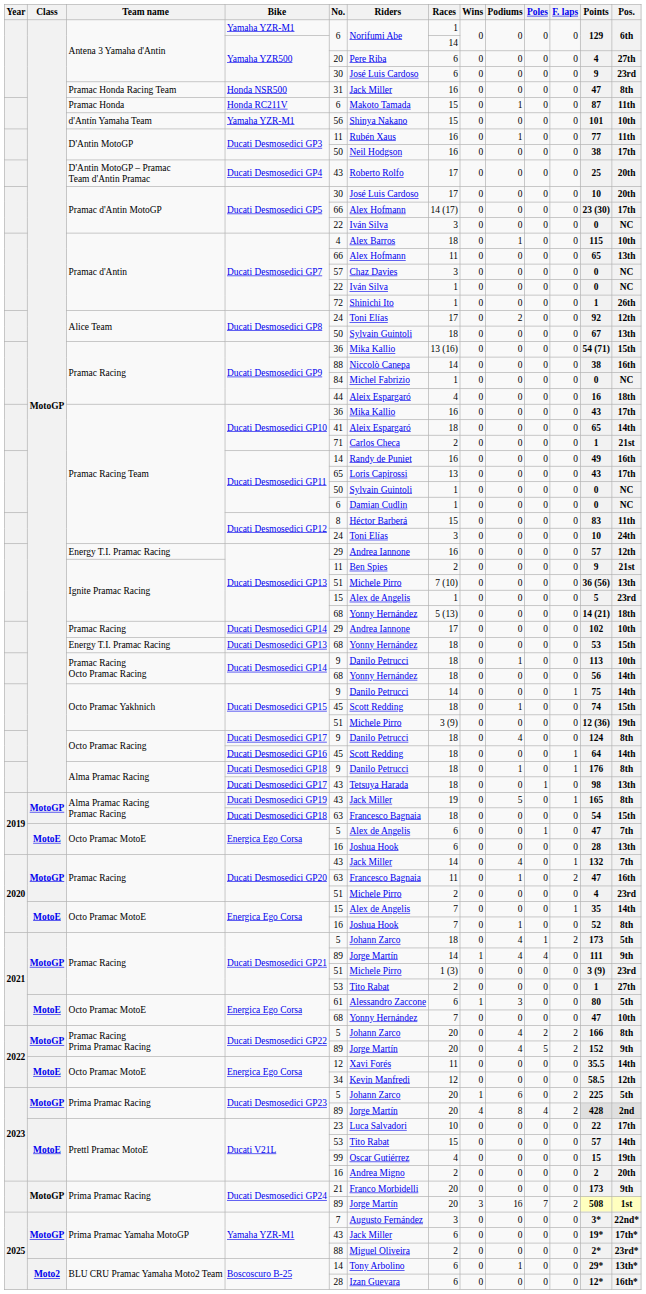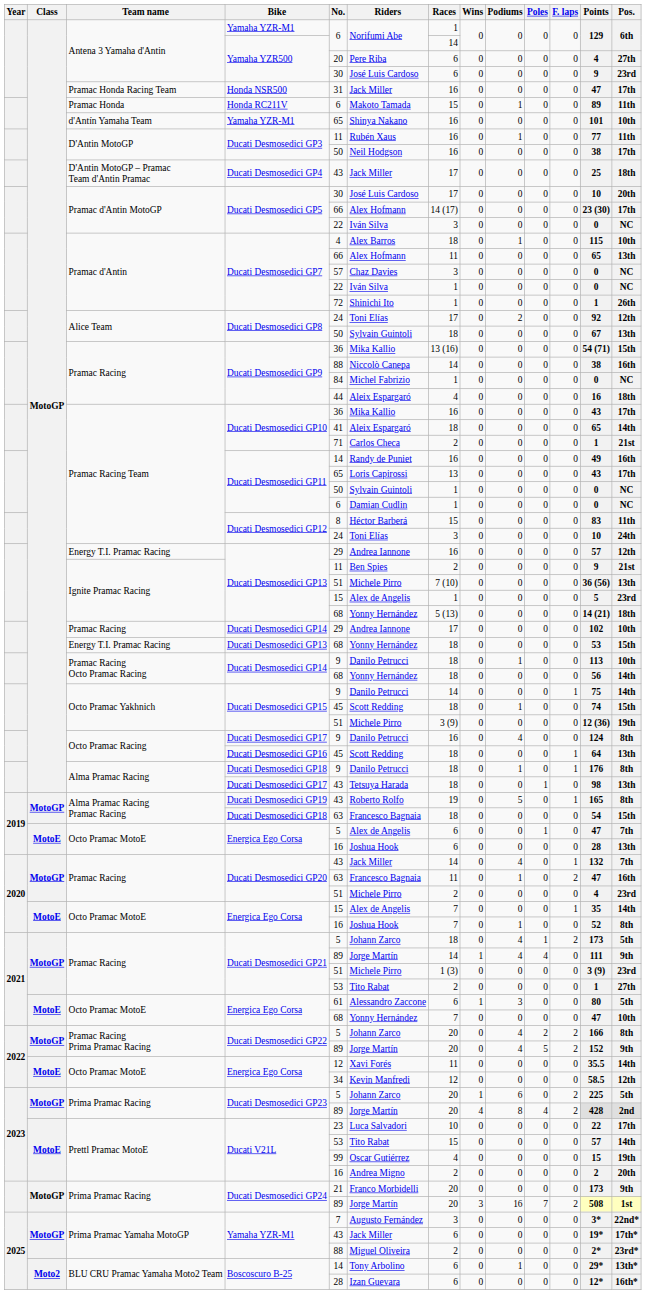(627, 90) 8th -> (627, 90) 17th
(596, 105) 87 -> (596, 105) 89
(338, 121) 56 -> (338, 121) 65
(453, 121) 15 -> (453, 121) 16
(377, 173) Roberto Rolfo -> (371, 173) Jack Miller
(627, 173) 20th -> (627, 173) 18th
(453, 738) 18 -> (453, 738) 16
(627, 753) 14th -> (627, 753) 13th
(371, 800) Jack Miller -> (377, 800) Roberto Rolfo
